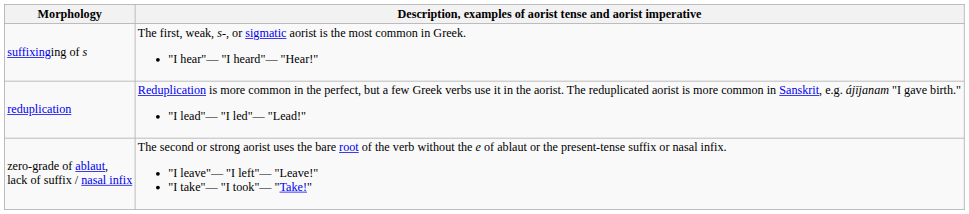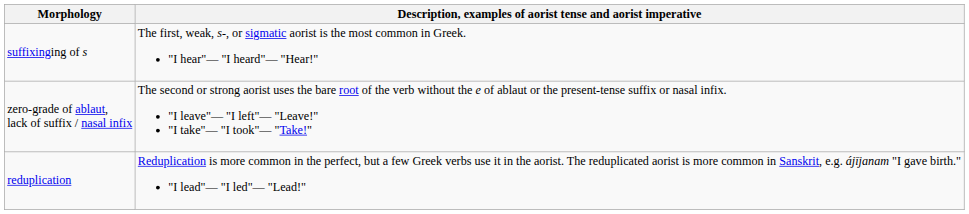rows swapped: (70, 173) <-> (39, 109)
